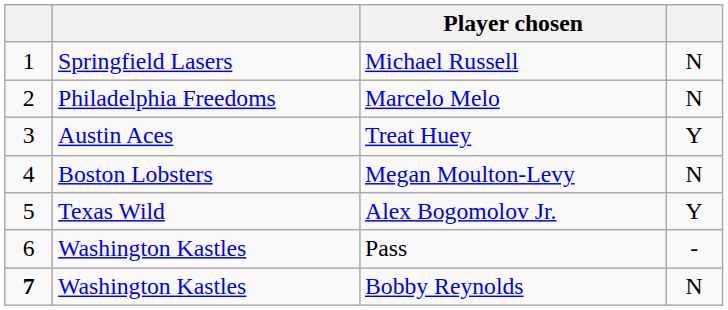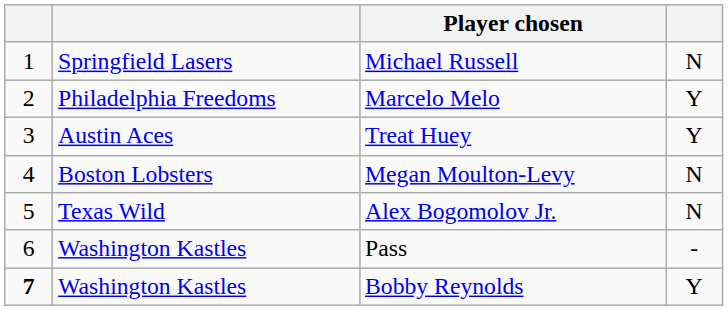(694, 98) N -> (694, 98) Y
(694, 211) Y -> (694, 211) N
(694, 286) N -> (694, 286) Y
